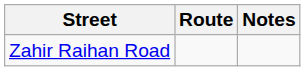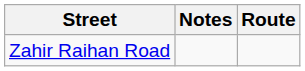columns swapped: (206, 19) <-> (269, 19)
